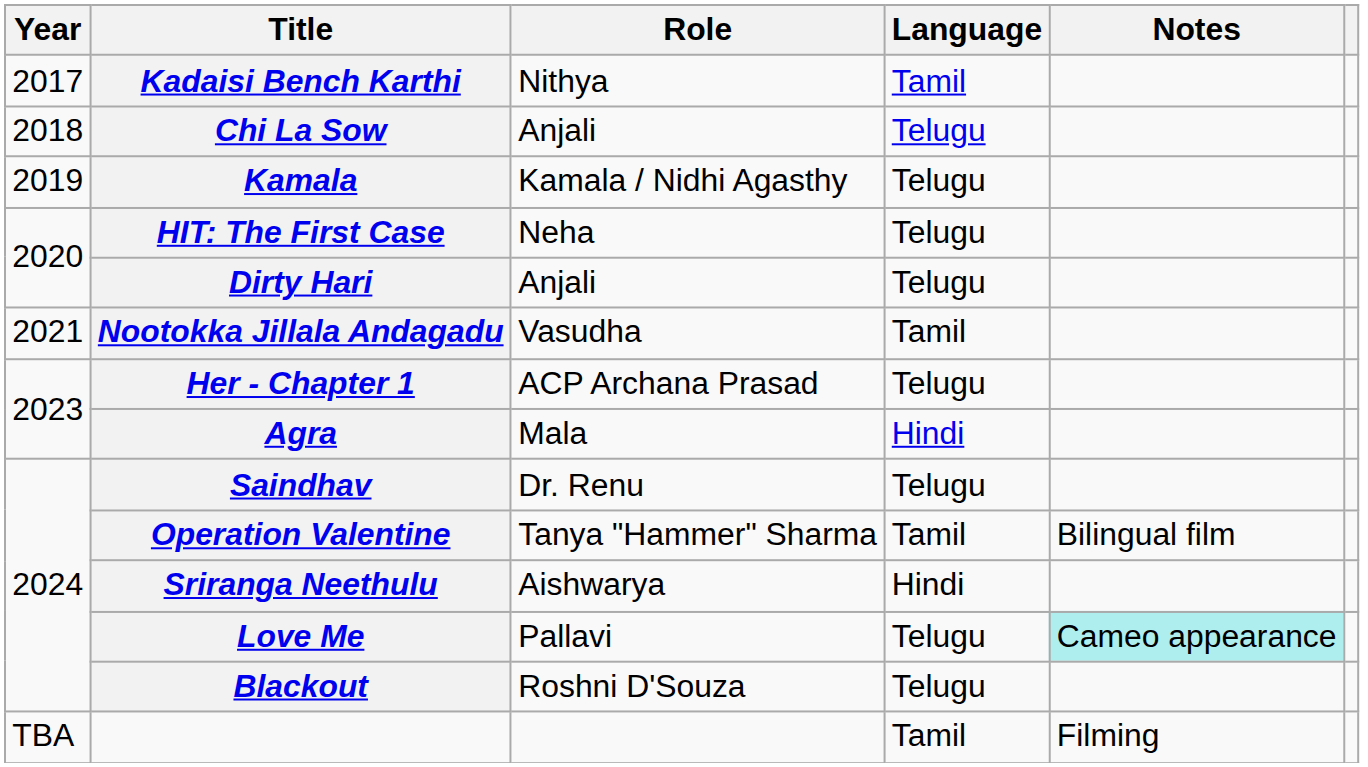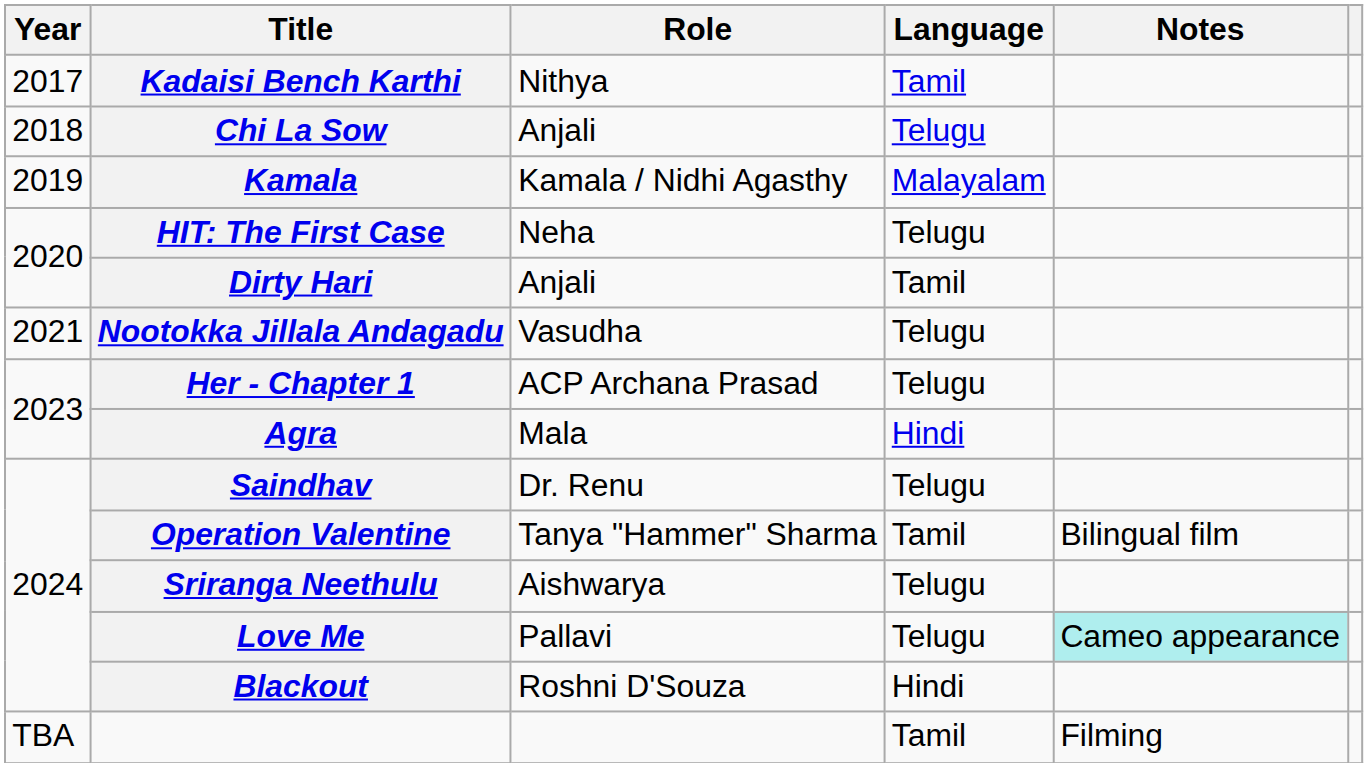(939, 181) Telugu -> (969, 181) Malayalam
(939, 282) Telugu -> (929, 282) Tamil
(929, 332) Tamil -> (939, 332) Telugu
(928, 585) Hindi -> (939, 585) Telugu
(939, 686) Telugu -> (928, 686) Hindi
